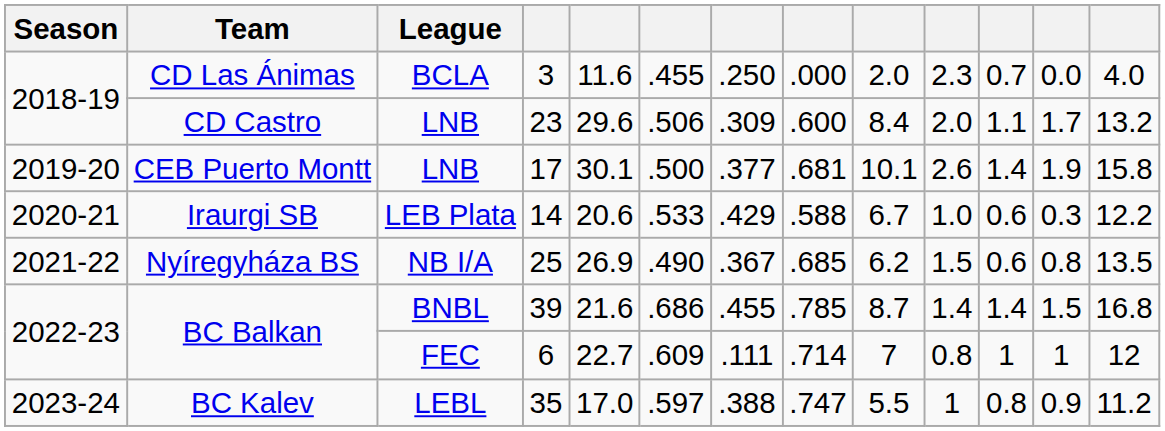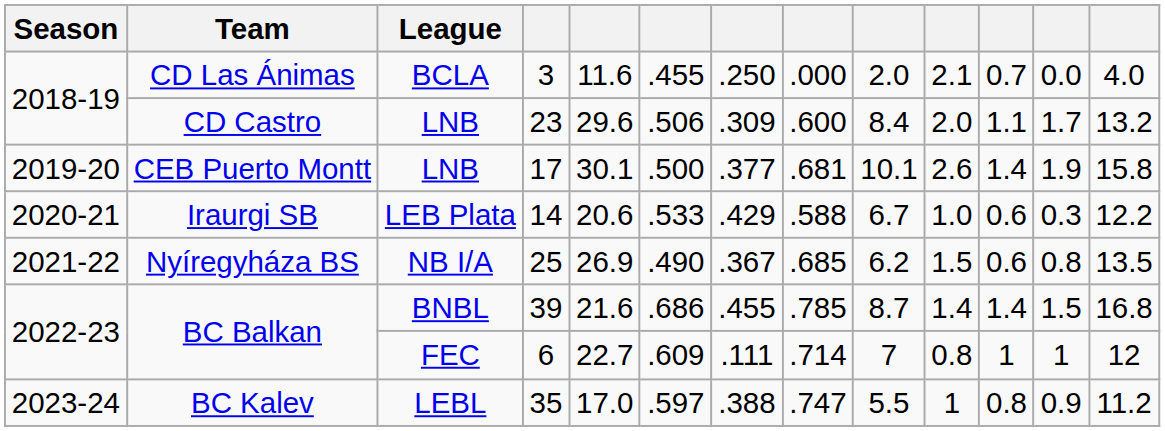(952, 75) 2.3 -> (952, 75) 2.1
